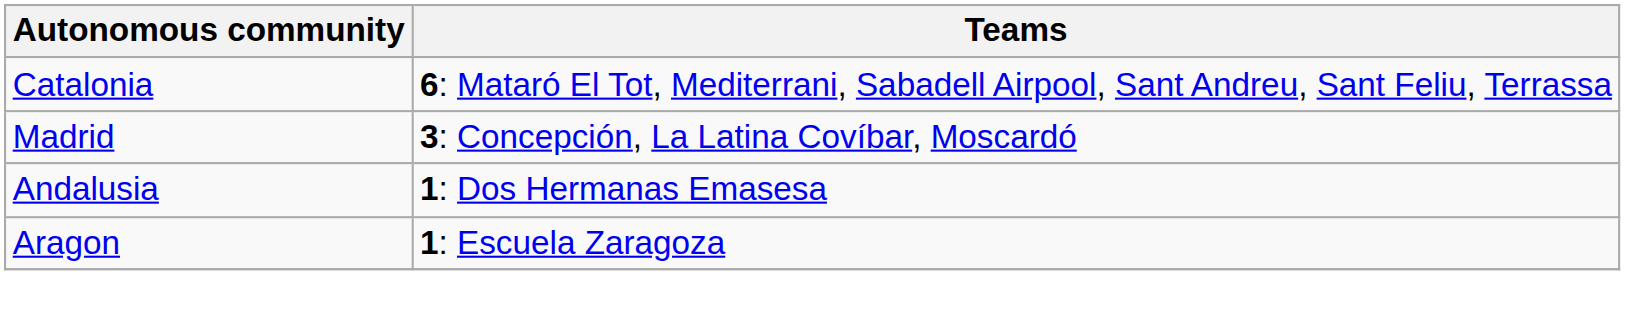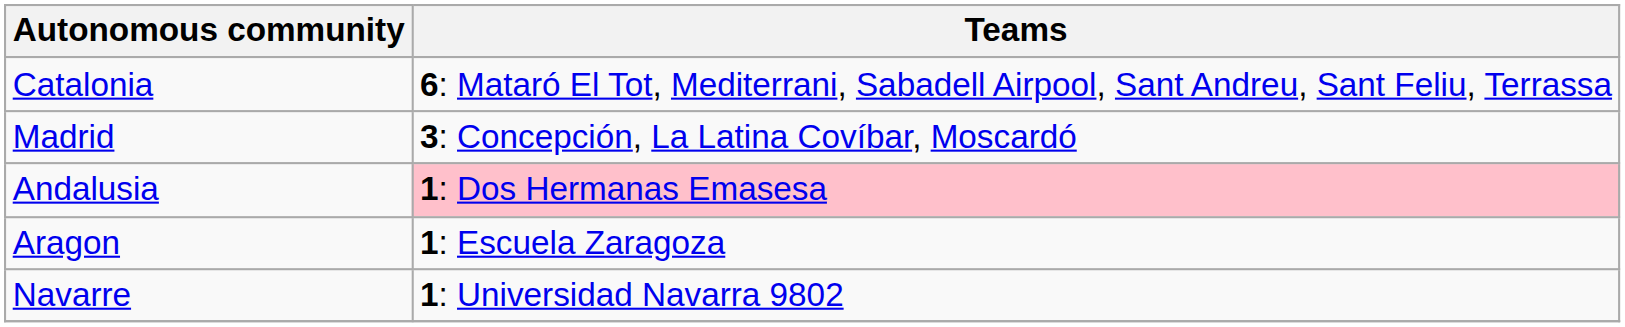(623, 189) no background -> (623, 189) pink background
+ row: (72, 294)
